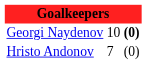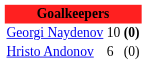(110, 51) 7 -> (110, 51) 6
